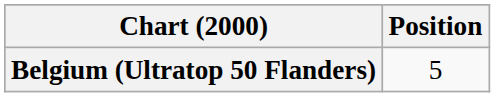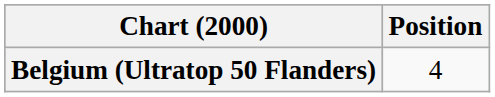(435, 69) 5 -> (435, 69) 4
